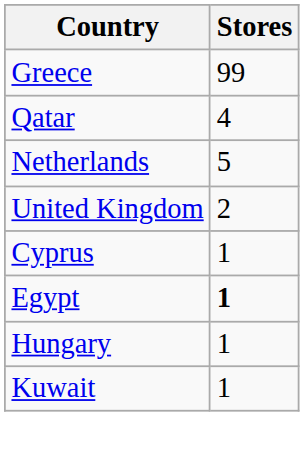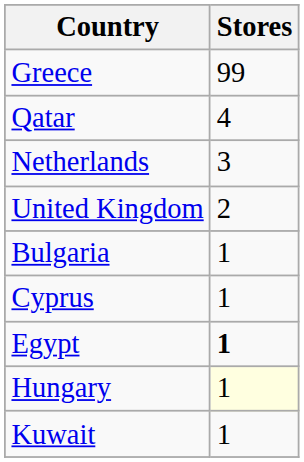(224, 162) 5 -> (224, 162) 3
+ row: (60, 252)
(224, 343) no background -> (224, 388) lightyellow background
